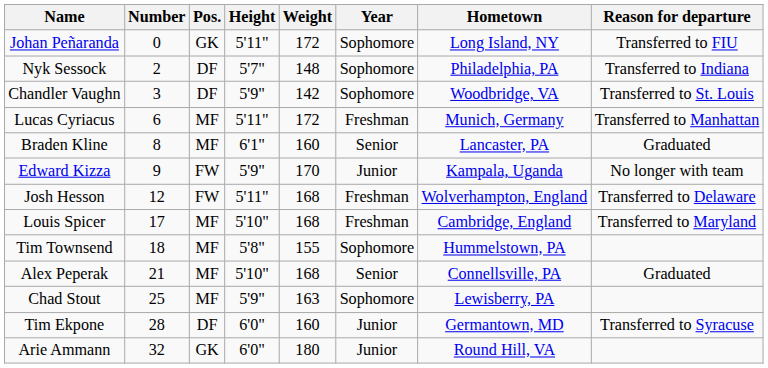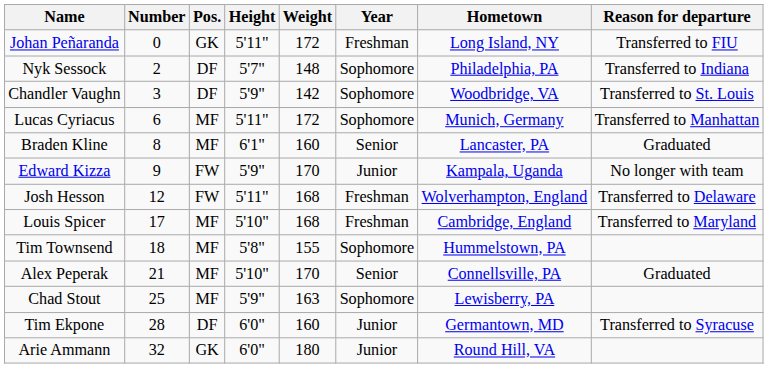(377, 42) Sophomore -> (377, 42) Freshman
(377, 119) Freshman -> (377, 119) Sophomore
(307, 273) 168 -> (307, 273) 170
